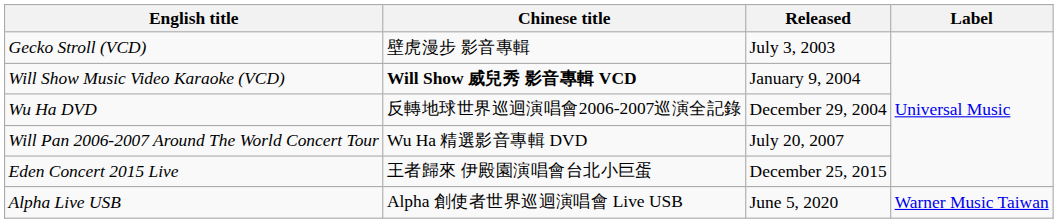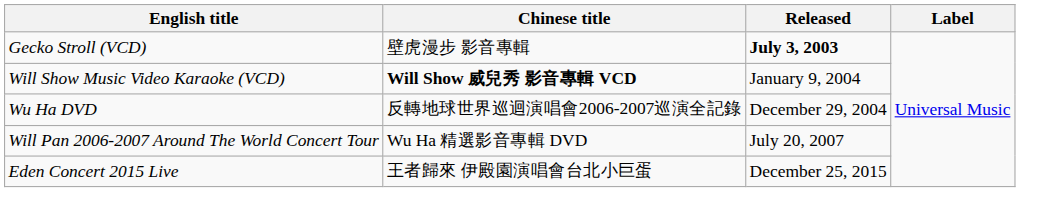(792, 47) normal -> (794, 47) bold
- row: (65, 202)
